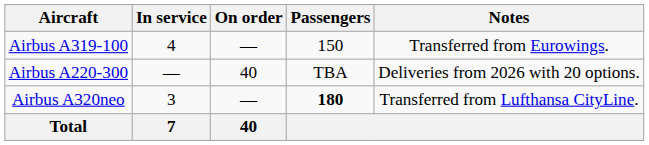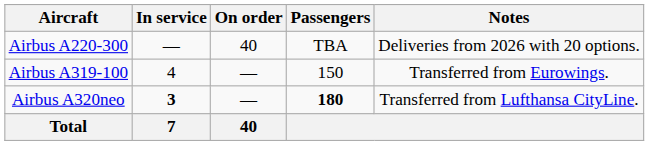rows swapped: (68, 72) <-> (68, 45)
(171, 99) normal -> (171, 99) bold
